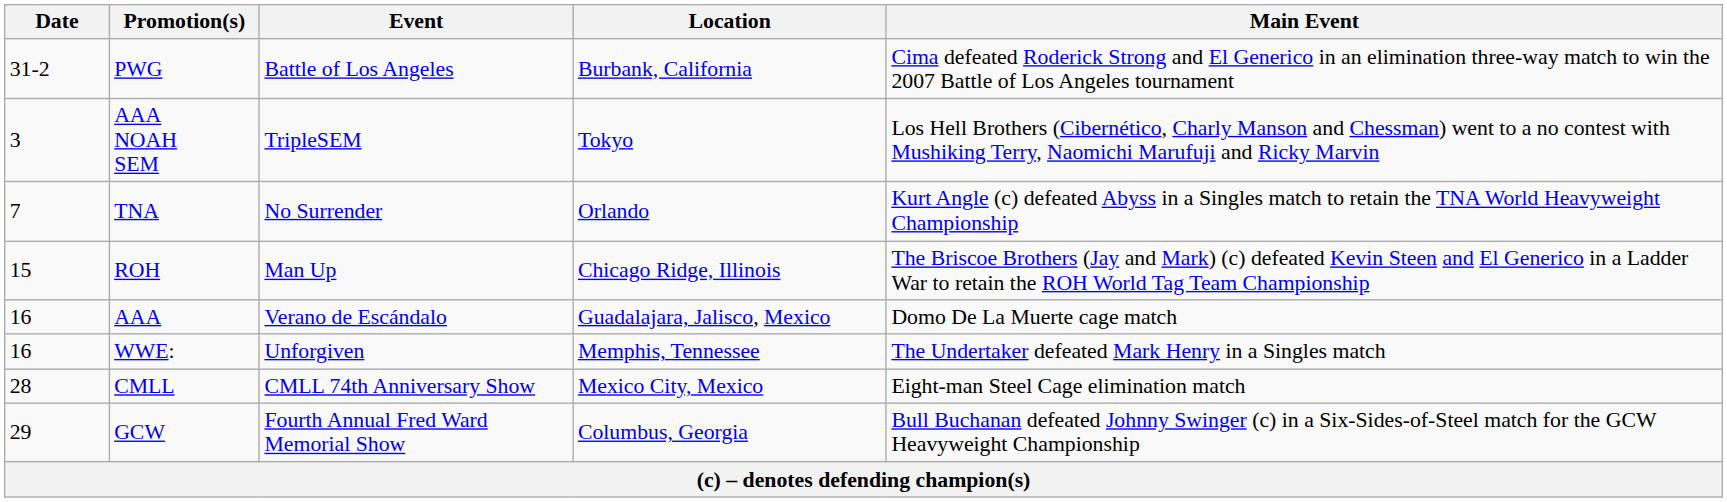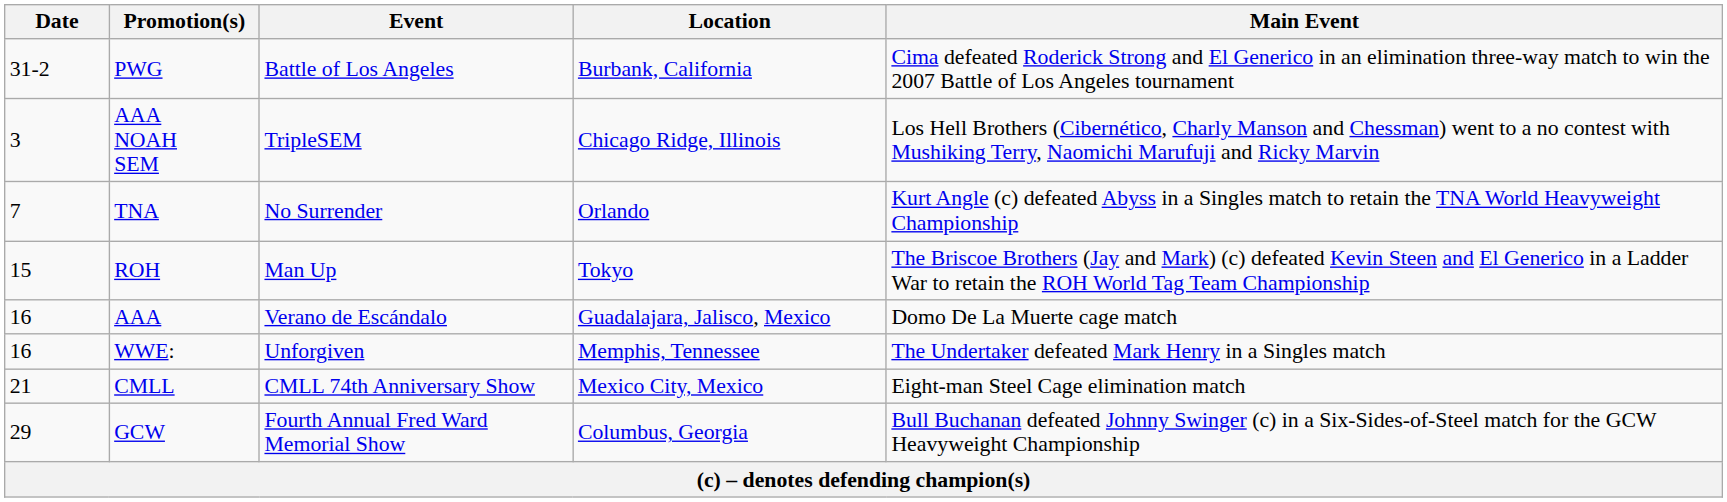(606, 139) Tokyo -> (679, 139) Chicago Ridge, Illinois
(679, 269) Chicago Ridge, Illinois -> (606, 269) Tokyo
(21, 385) 28 -> (21, 385) 21
